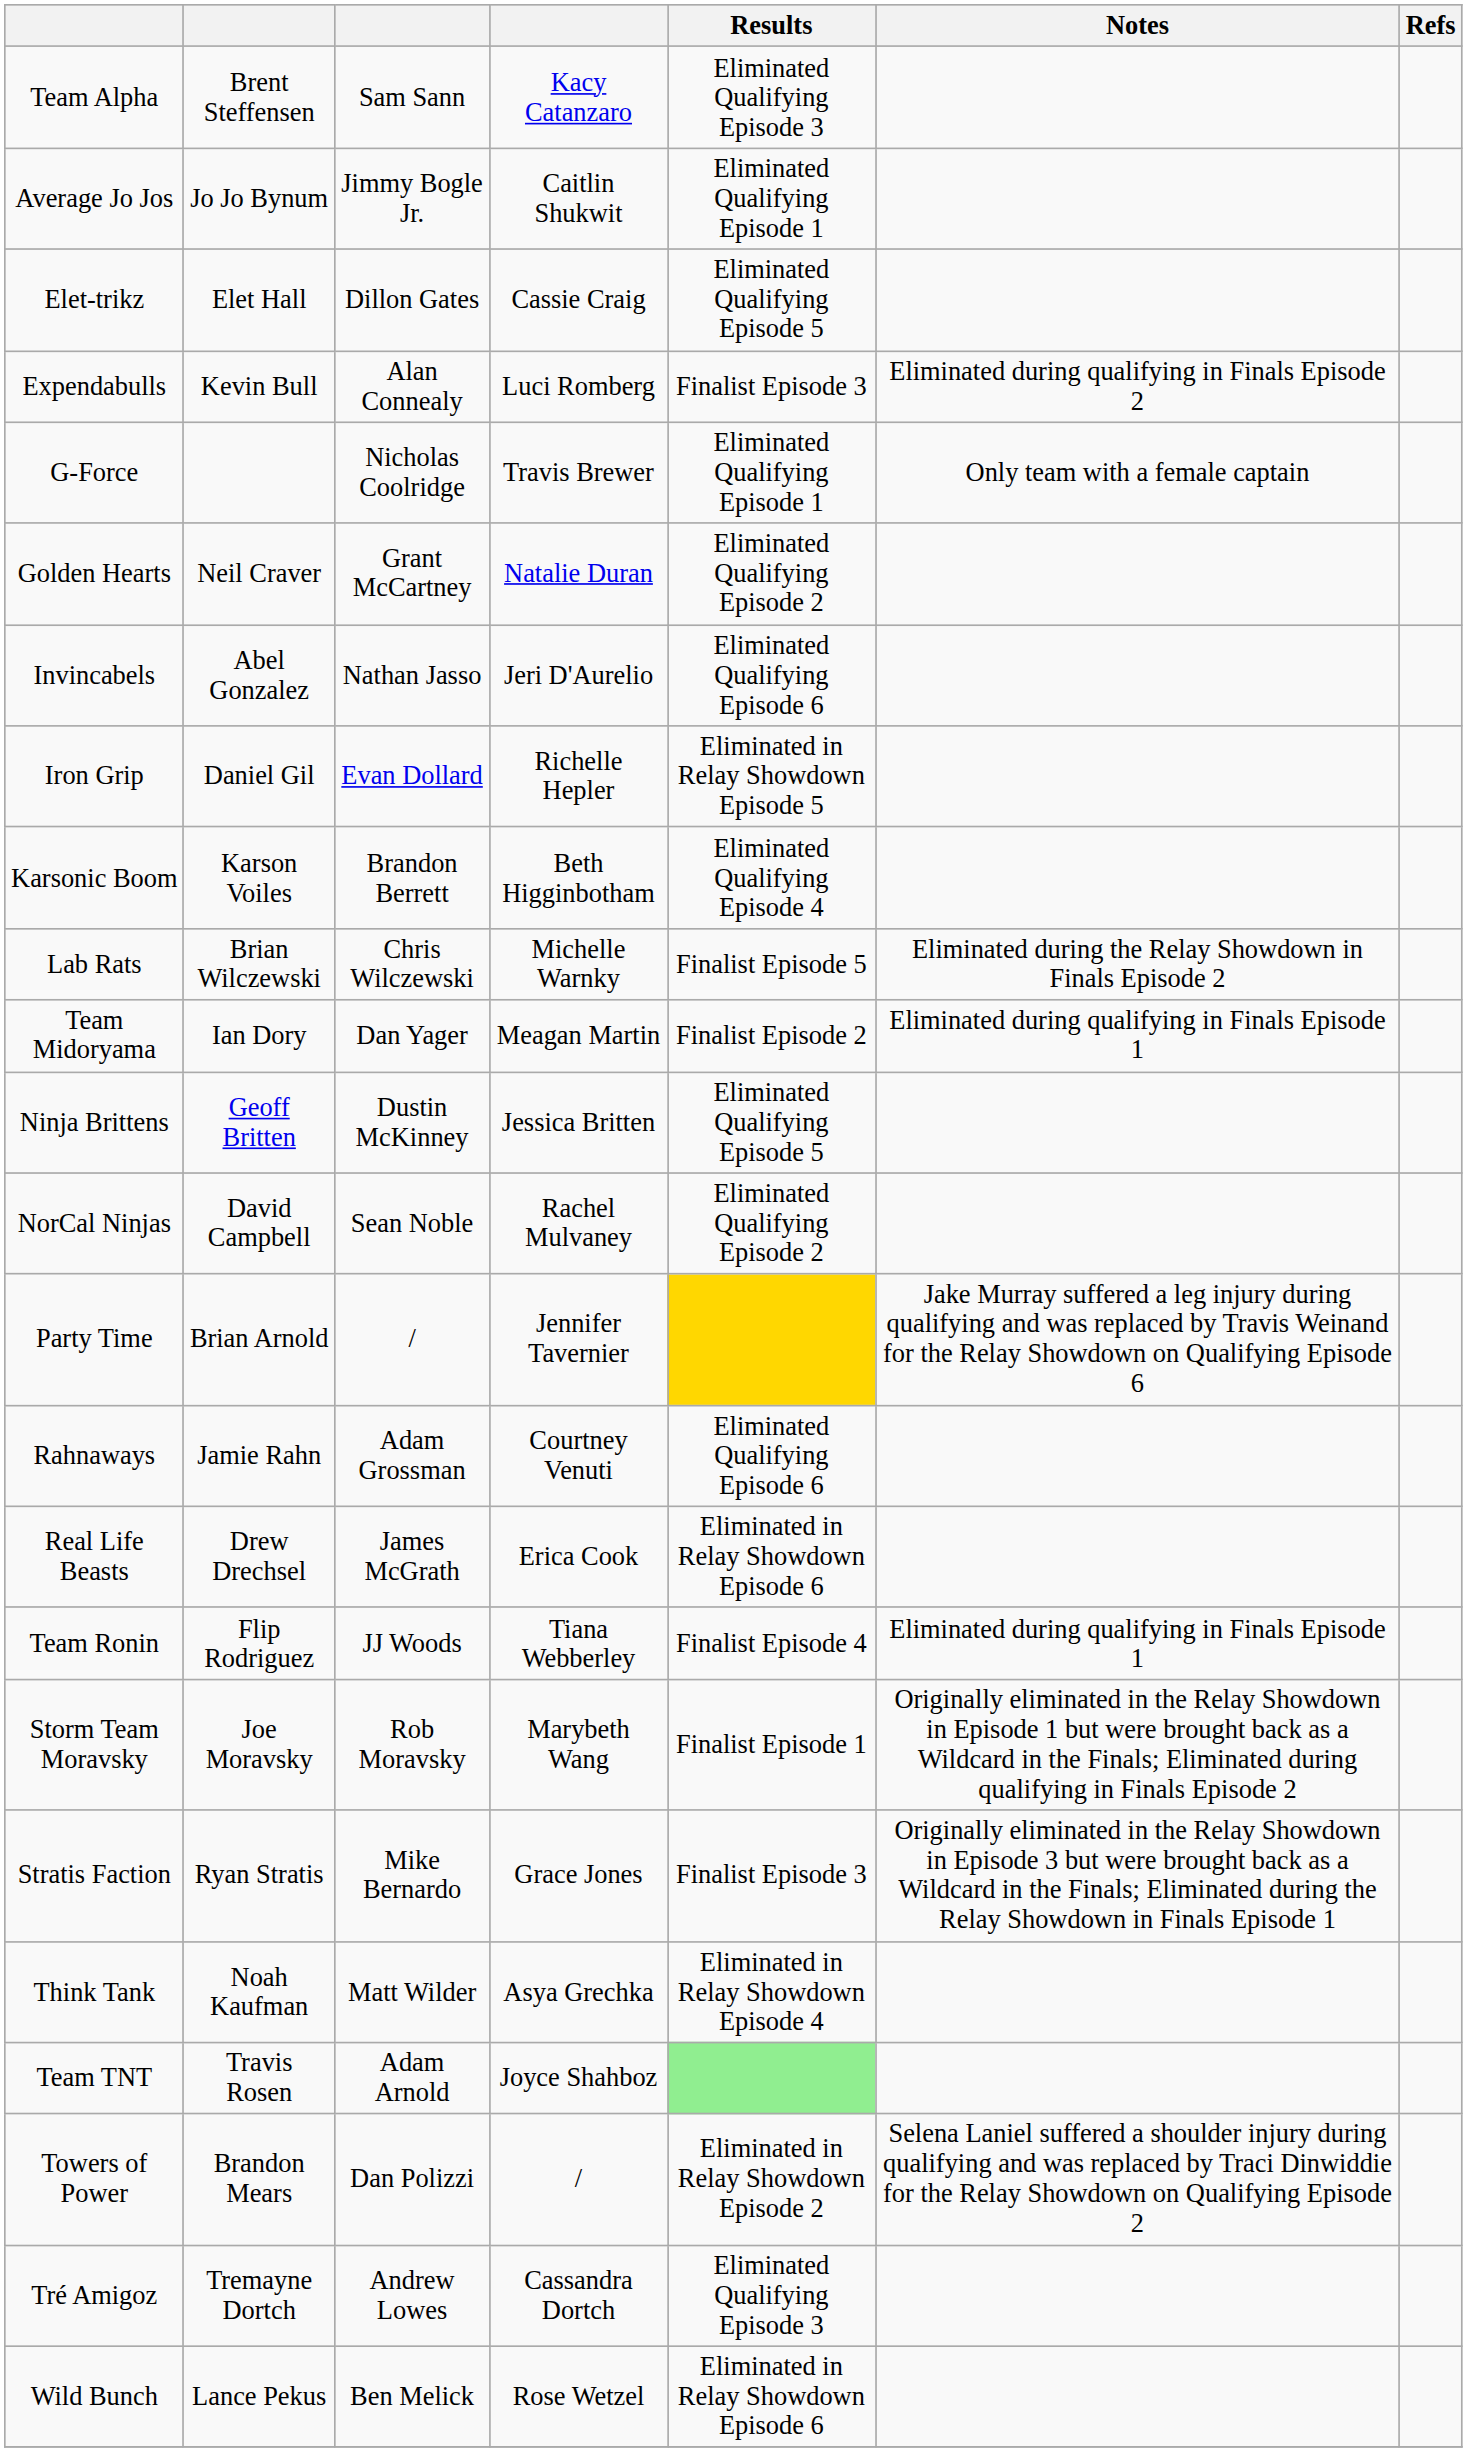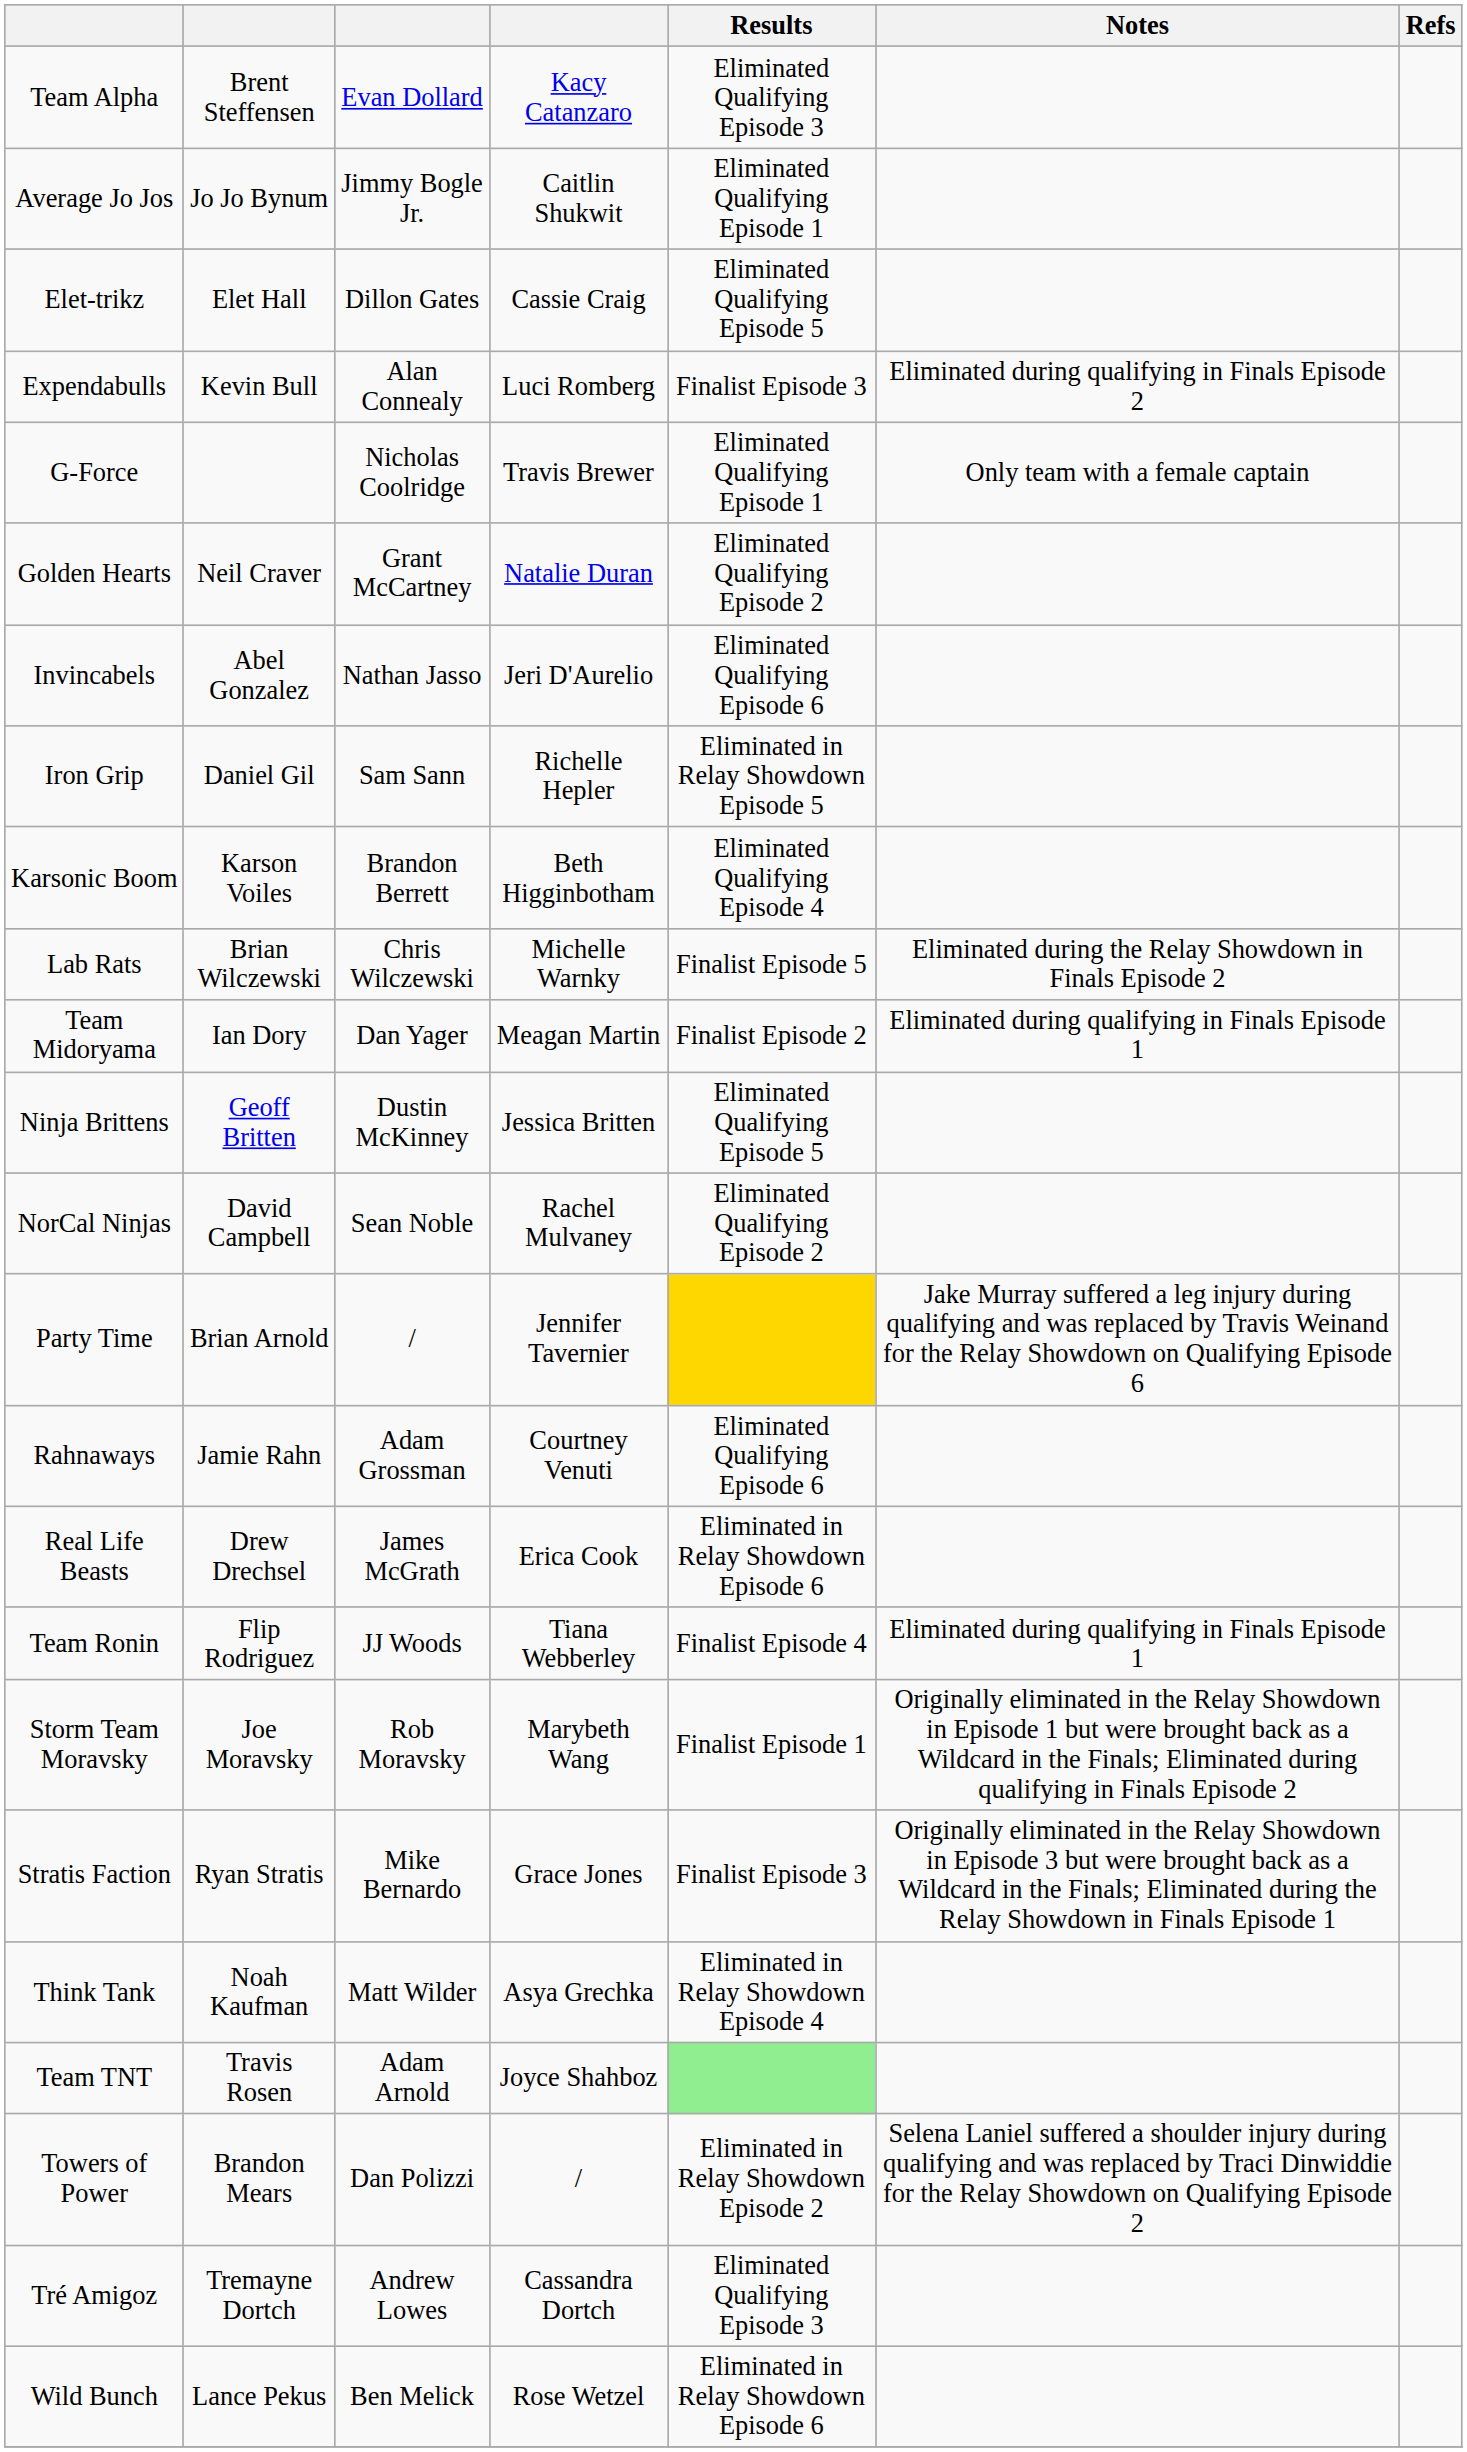(412, 97) Sam Sann -> (412, 97) Evan Dollard
(412, 776) Evan Dollard -> (412, 776) Sam Sann
